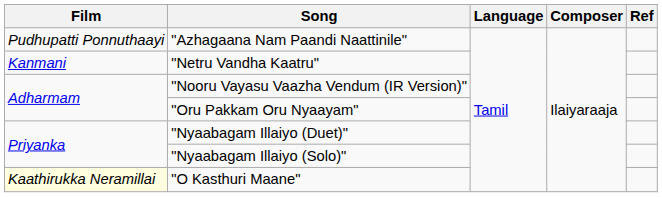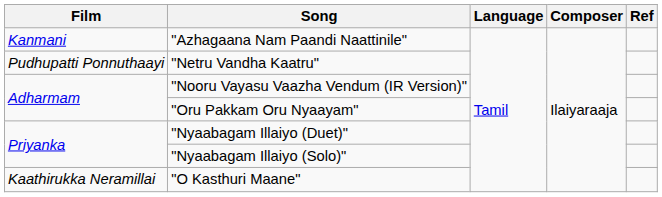(86, 40) Pudhupatti Ponnuthaayi -> (37, 40) Kanmani
(37, 63) Kanmani -> (86, 63) Pudhupatti Ponnuthaayi
(82, 180) lightyellow background -> (82, 180) no background
